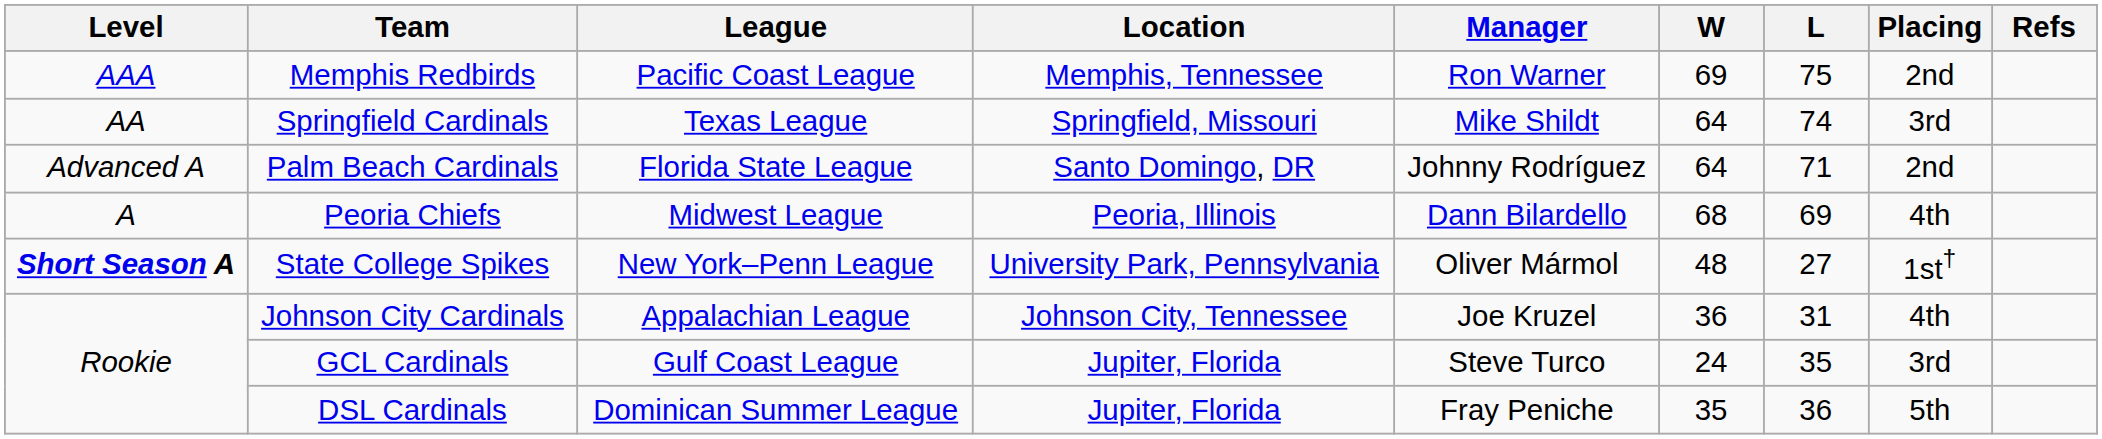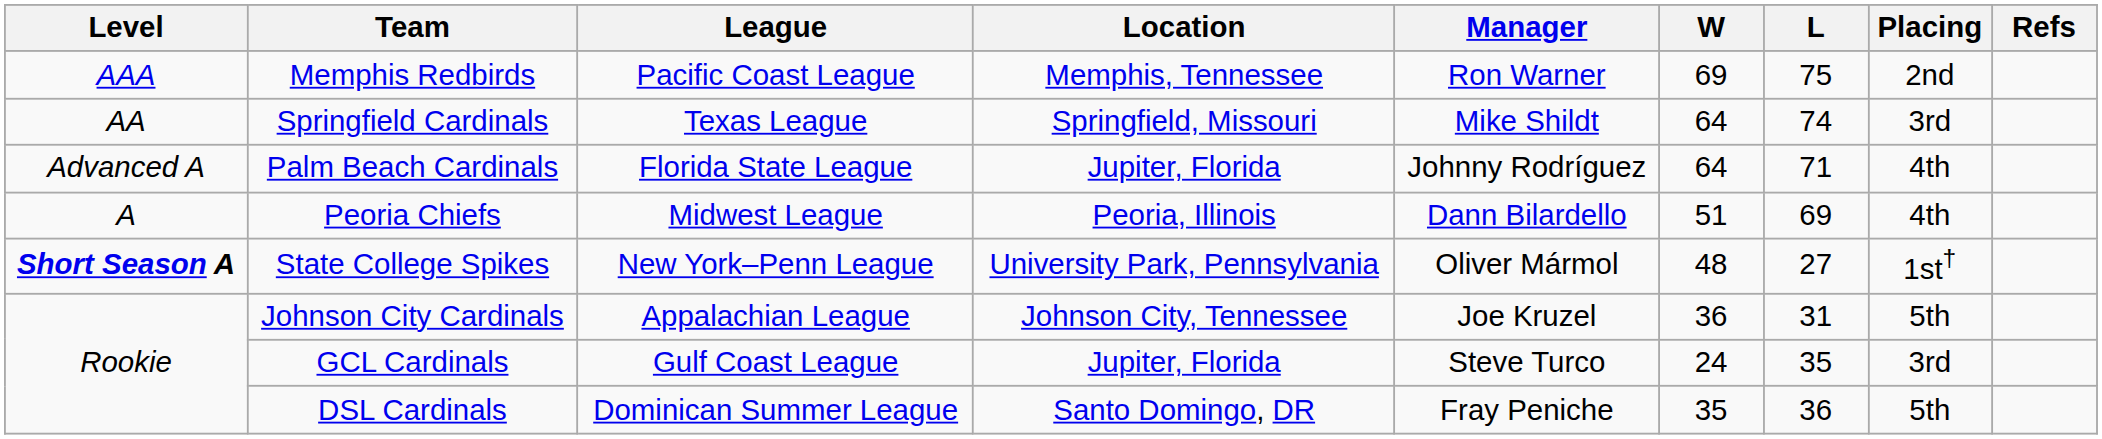(1184, 167) Santo Domingo, DR -> (1184, 167) Jupiter, Florida
(1930, 167) 2nd -> (1930, 167) 4th
(1711, 214) 68 -> (1711, 214) 51
(1930, 315) 4th -> (1930, 315) 5th
(1184, 409) Jupiter, Florida -> (1184, 409) Santo Domingo, DR
